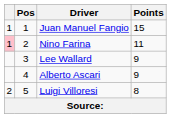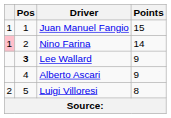(139, 44) 11 -> (139, 44) 14
(26, 59) normal -> (26, 59) bold
